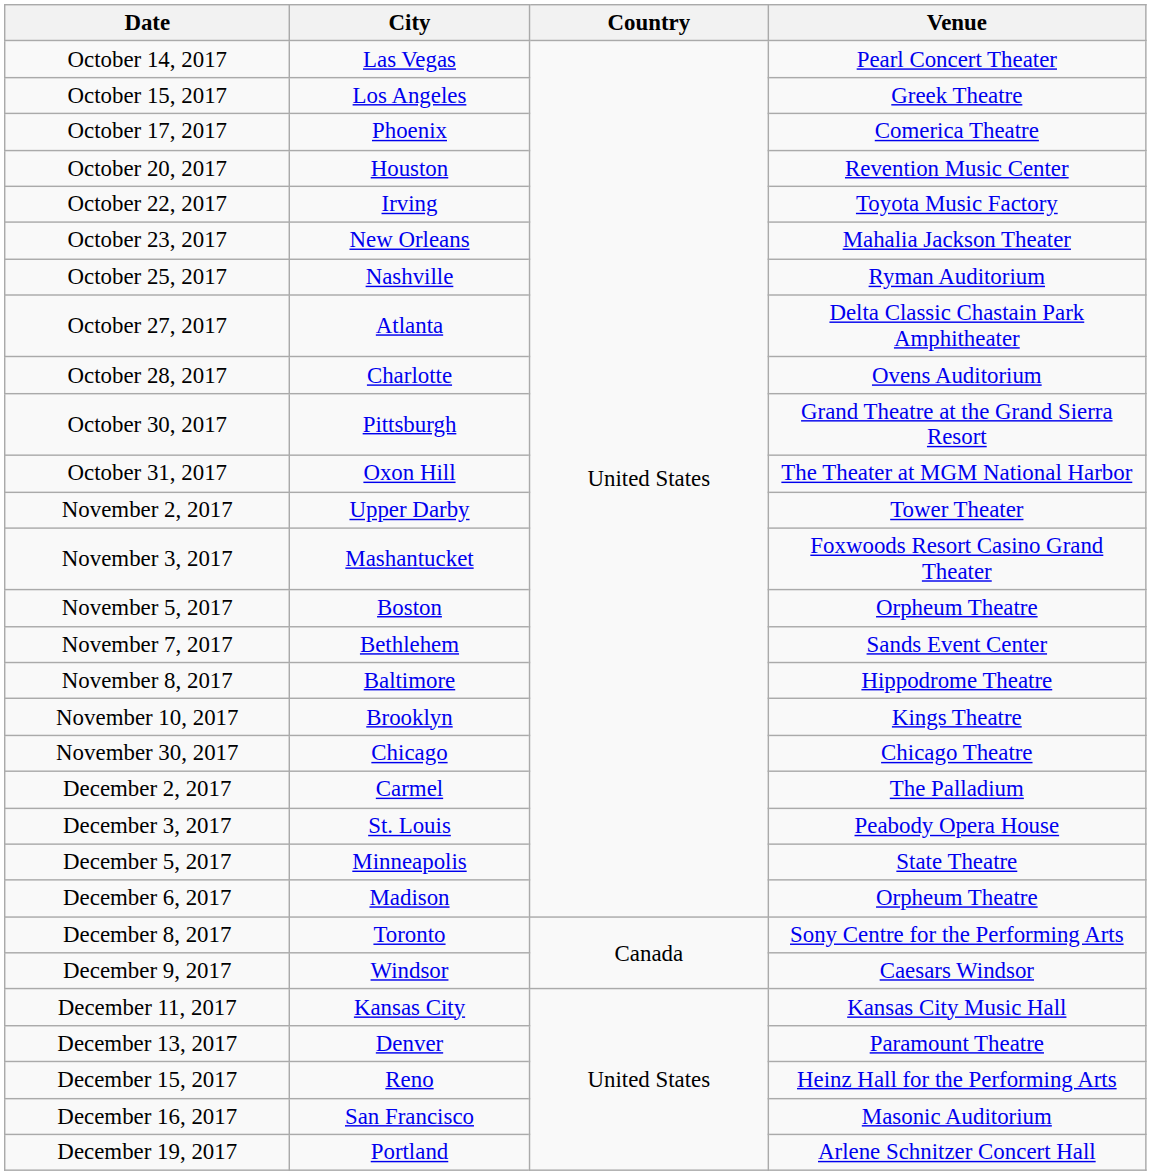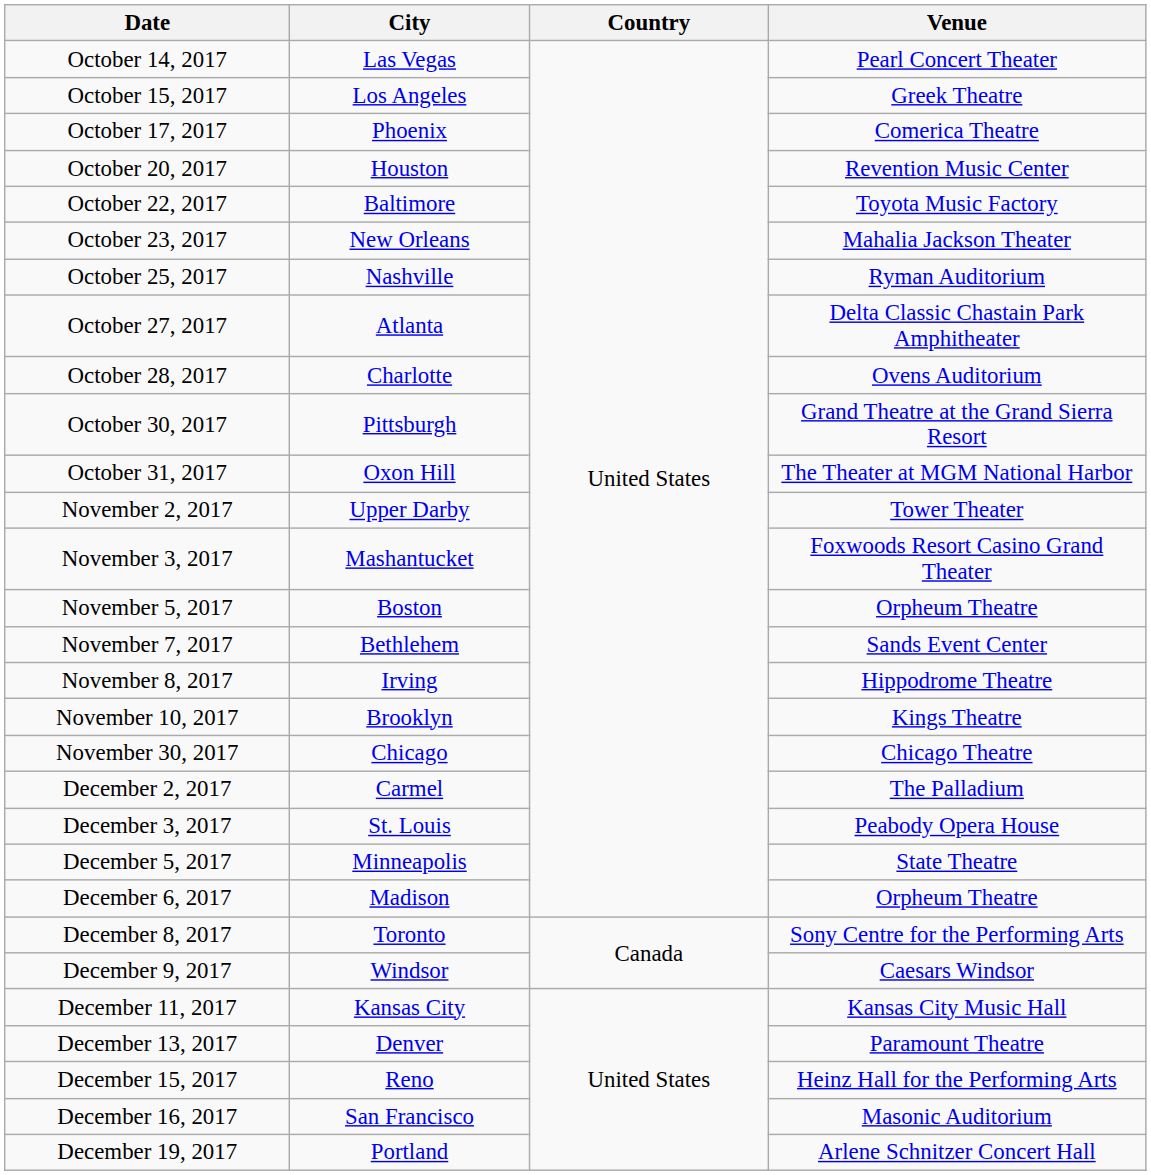(409, 204) Irving -> (409, 204) Baltimore
(409, 680) Baltimore -> (409, 680) Irving
